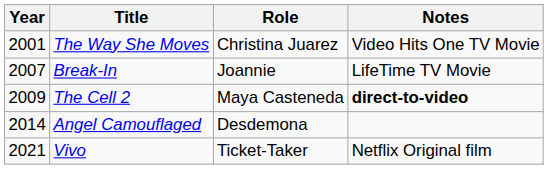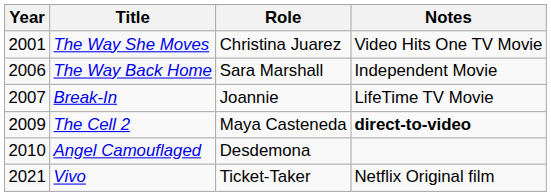+ row: (133, 71)
(27, 124) 2014 -> (27, 151) 2010
